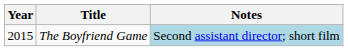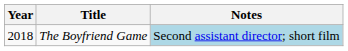(20, 35) 2015 -> (20, 35) 2018
